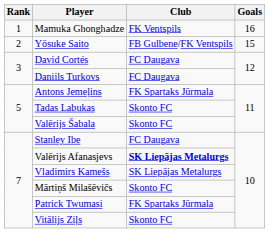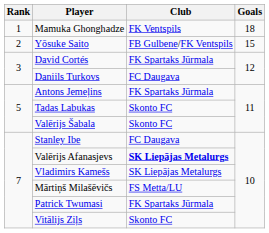(250, 28) 16 -> (250, 28) 18
(154, 60) FC Daugava -> (171, 60) FK Spartaks Jūrmala
(150, 188) Skonto FC -> (156, 188) FS Metta/LU
